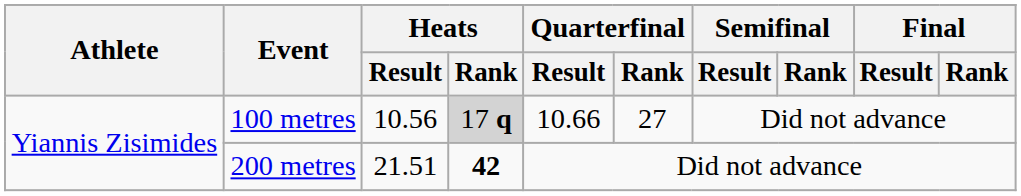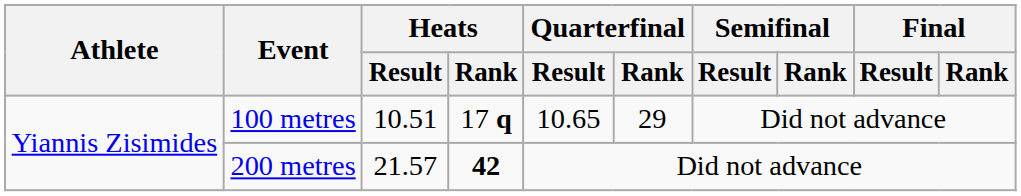(405, 119) 10.56 -> (405, 119) 10.51
(486, 119) lightgrey background -> (486, 119) no background
(568, 119) 10.66 -> (568, 119) 10.65
(652, 119) 27 -> (652, 119) 29
(405, 166) 21.51 -> (405, 166) 21.57
